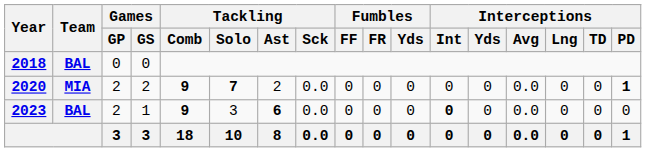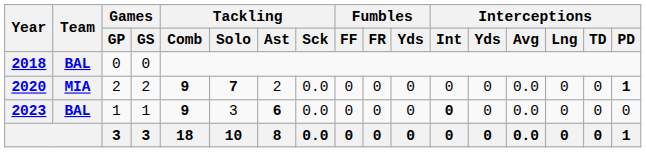(116, 111) 2 -> (116, 111) 1
